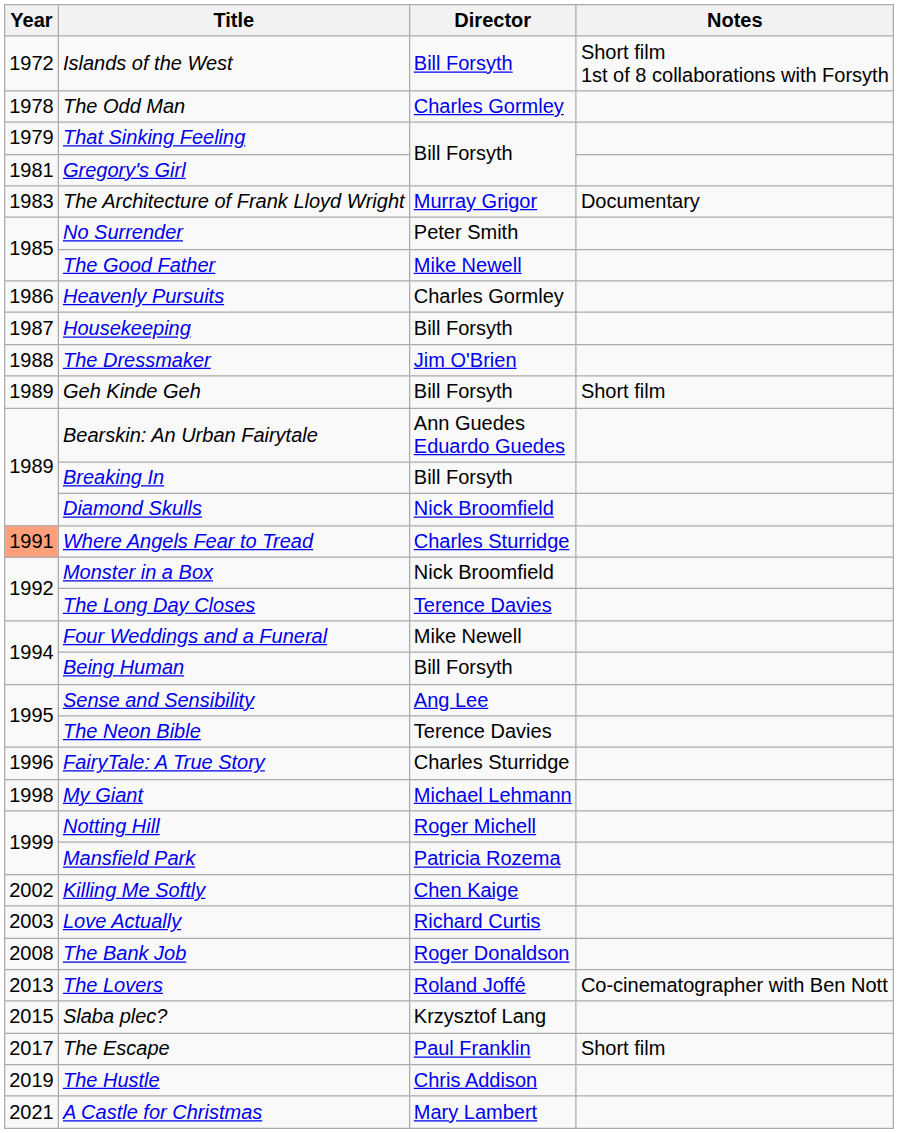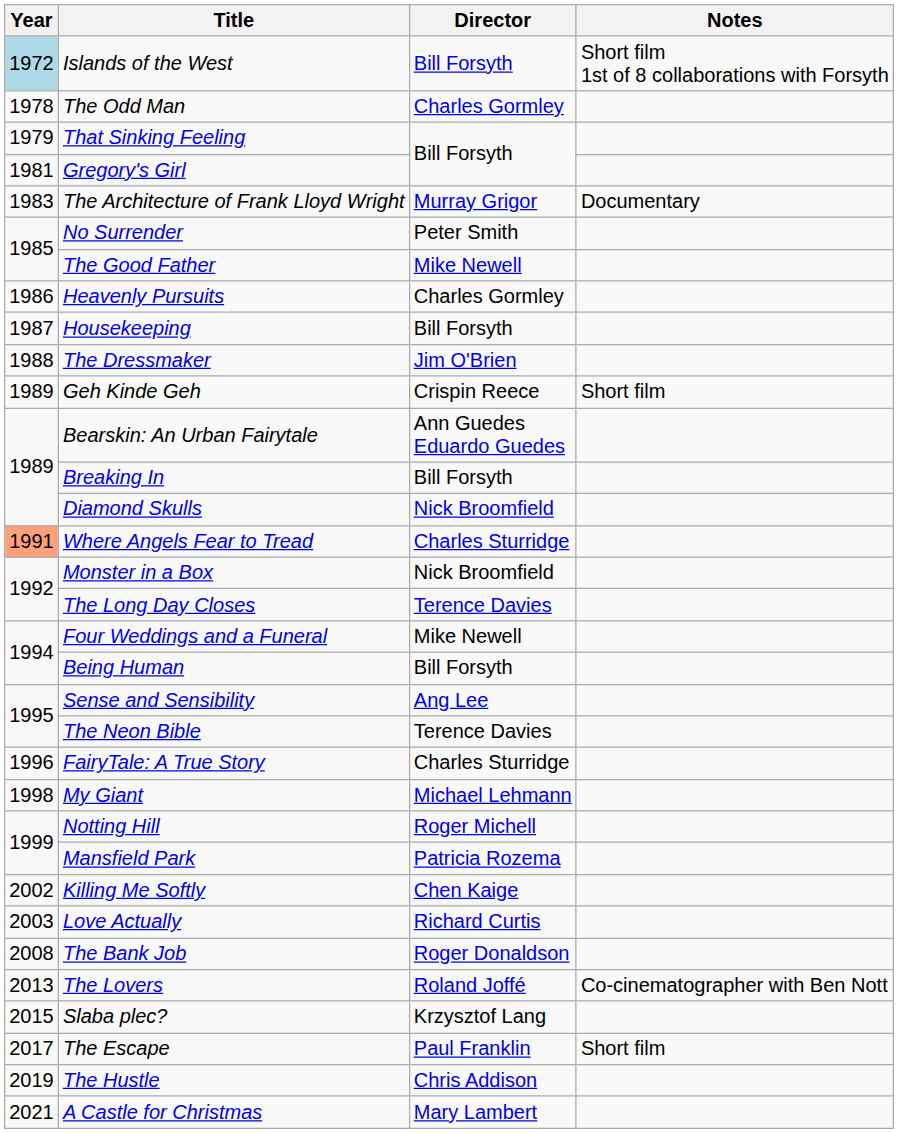(31, 63) no background -> (31, 63) lightblue background
(463, 391) Bill Forsyth -> (477, 391) Crispin Reece
